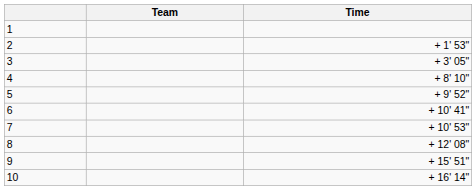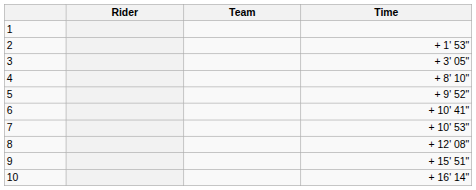+ column: (125, 12)
